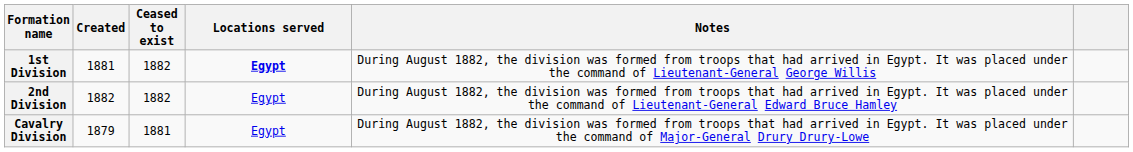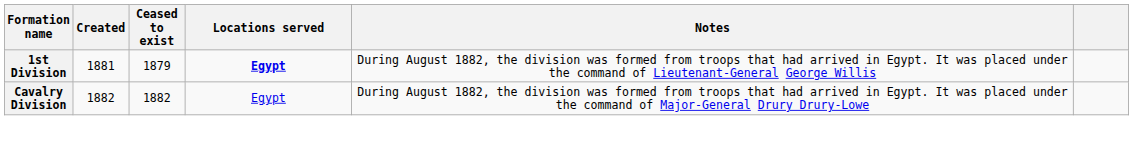(157, 66) 1882 -> (157, 66) 1879
- row: (39, 98)
(101, 131) 1879 -> (101, 98) 1882
(157, 131) 1881 -> (157, 98) 1882
